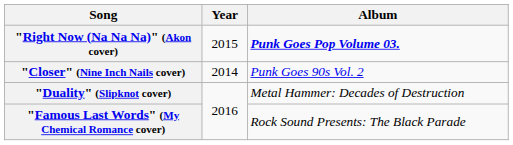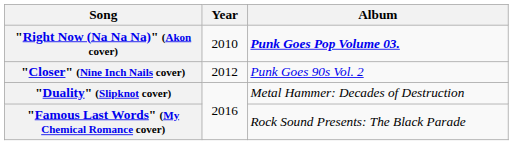(225, 43) 2015 -> (225, 43) 2010
(225, 72) 2014 -> (225, 72) 2012
